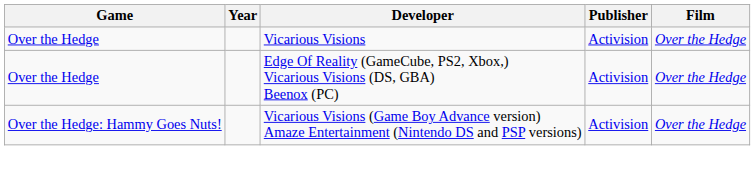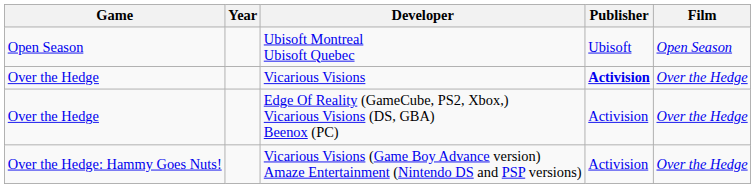+ row: (314, 46)
(618, 38) normal -> (619, 77) bold
